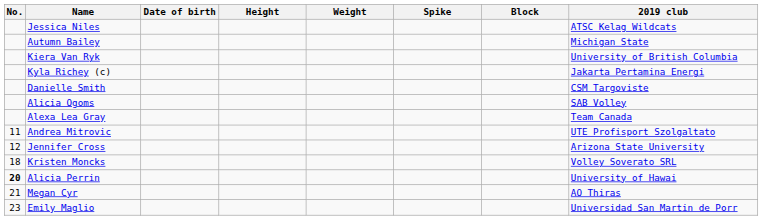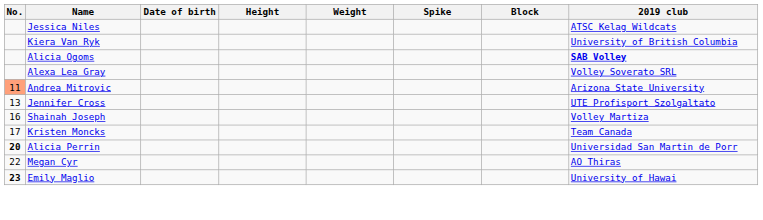- row: (64, 42)
- row: (69, 72)
- row: (67, 87)
(599, 102) normal -> (599, 57) bold
(601, 117) Team Canada -> (624, 72) Volley Soverato SRL
(15, 132) no background -> (15, 87) lightsalmon background
(643, 132) UTE Profisport Szolgaltato -> (638, 87) Arizona State University
(15, 147) 12 -> (15, 102) 13
(638, 147) Arizona State University -> (643, 102) UTE Profisport Szolgaltato
+ row: (67, 117)
(15, 162) 18 -> (15, 132) 17
(624, 162) Volley Soverato SRL -> (601, 132) Team Canada
(624, 177) University of Hawai -> (654, 147) Universidad San Martin de Porr
(15, 192) 21 -> (15, 162) 22
(15, 207) normal -> (15, 177) bold
(654, 207) Universidad San Martin de Porr -> (624, 177) University of Hawai
